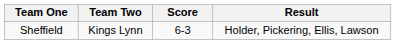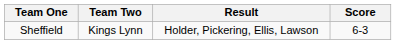columns swapped: (183, 13) <-> (302, 13)
